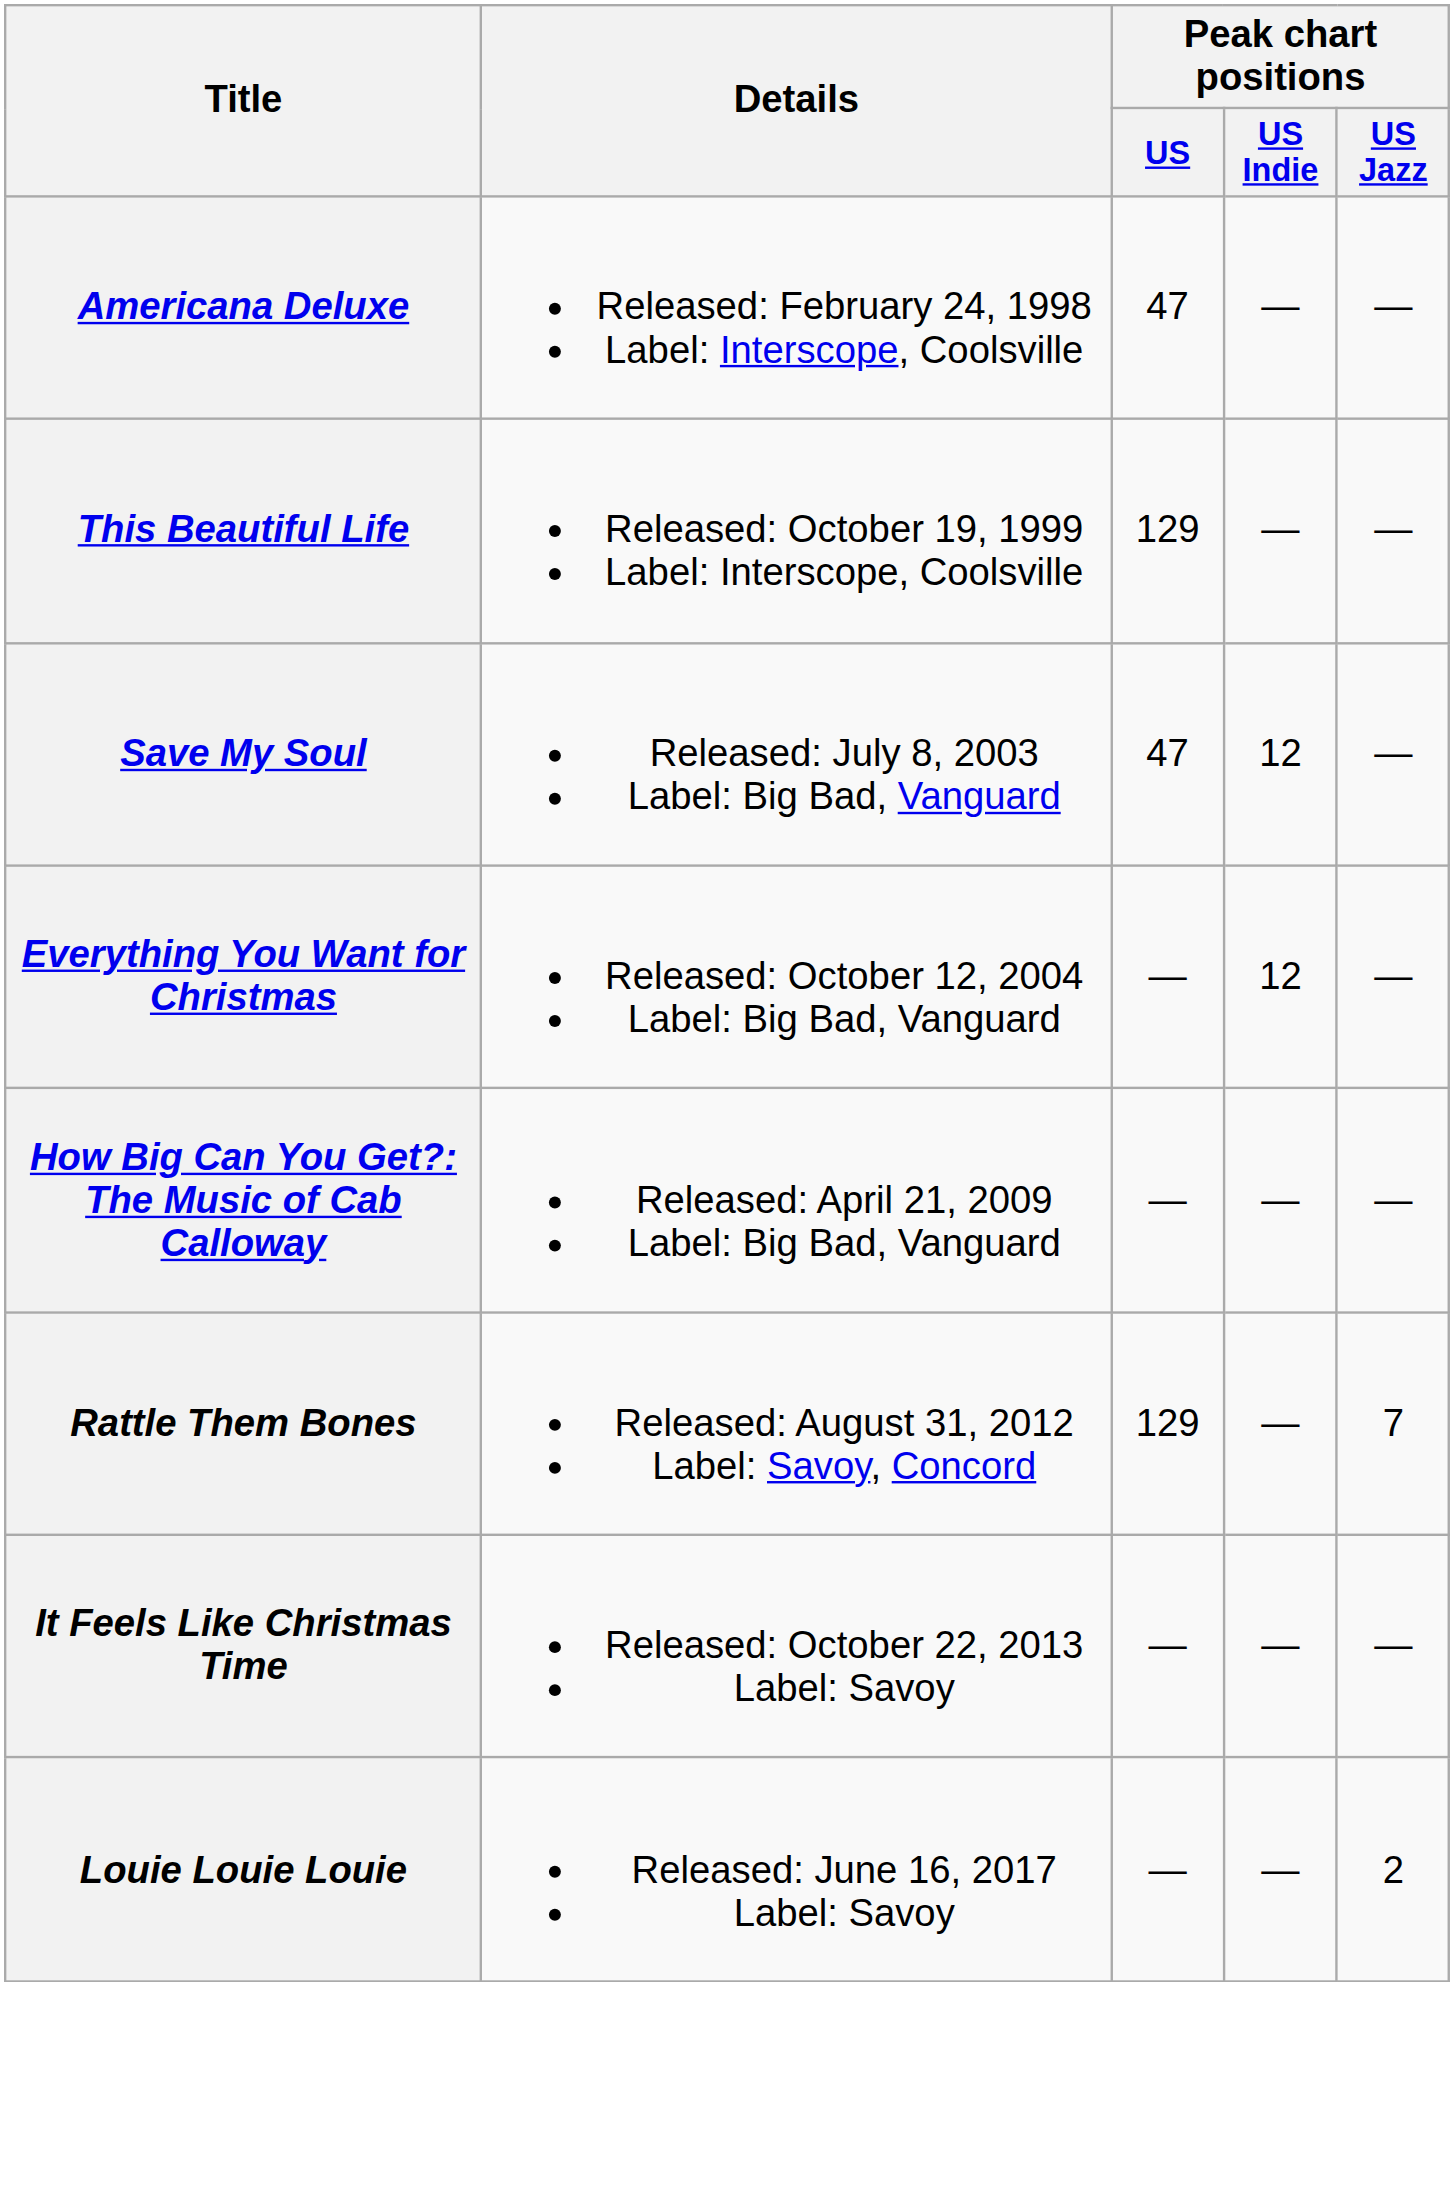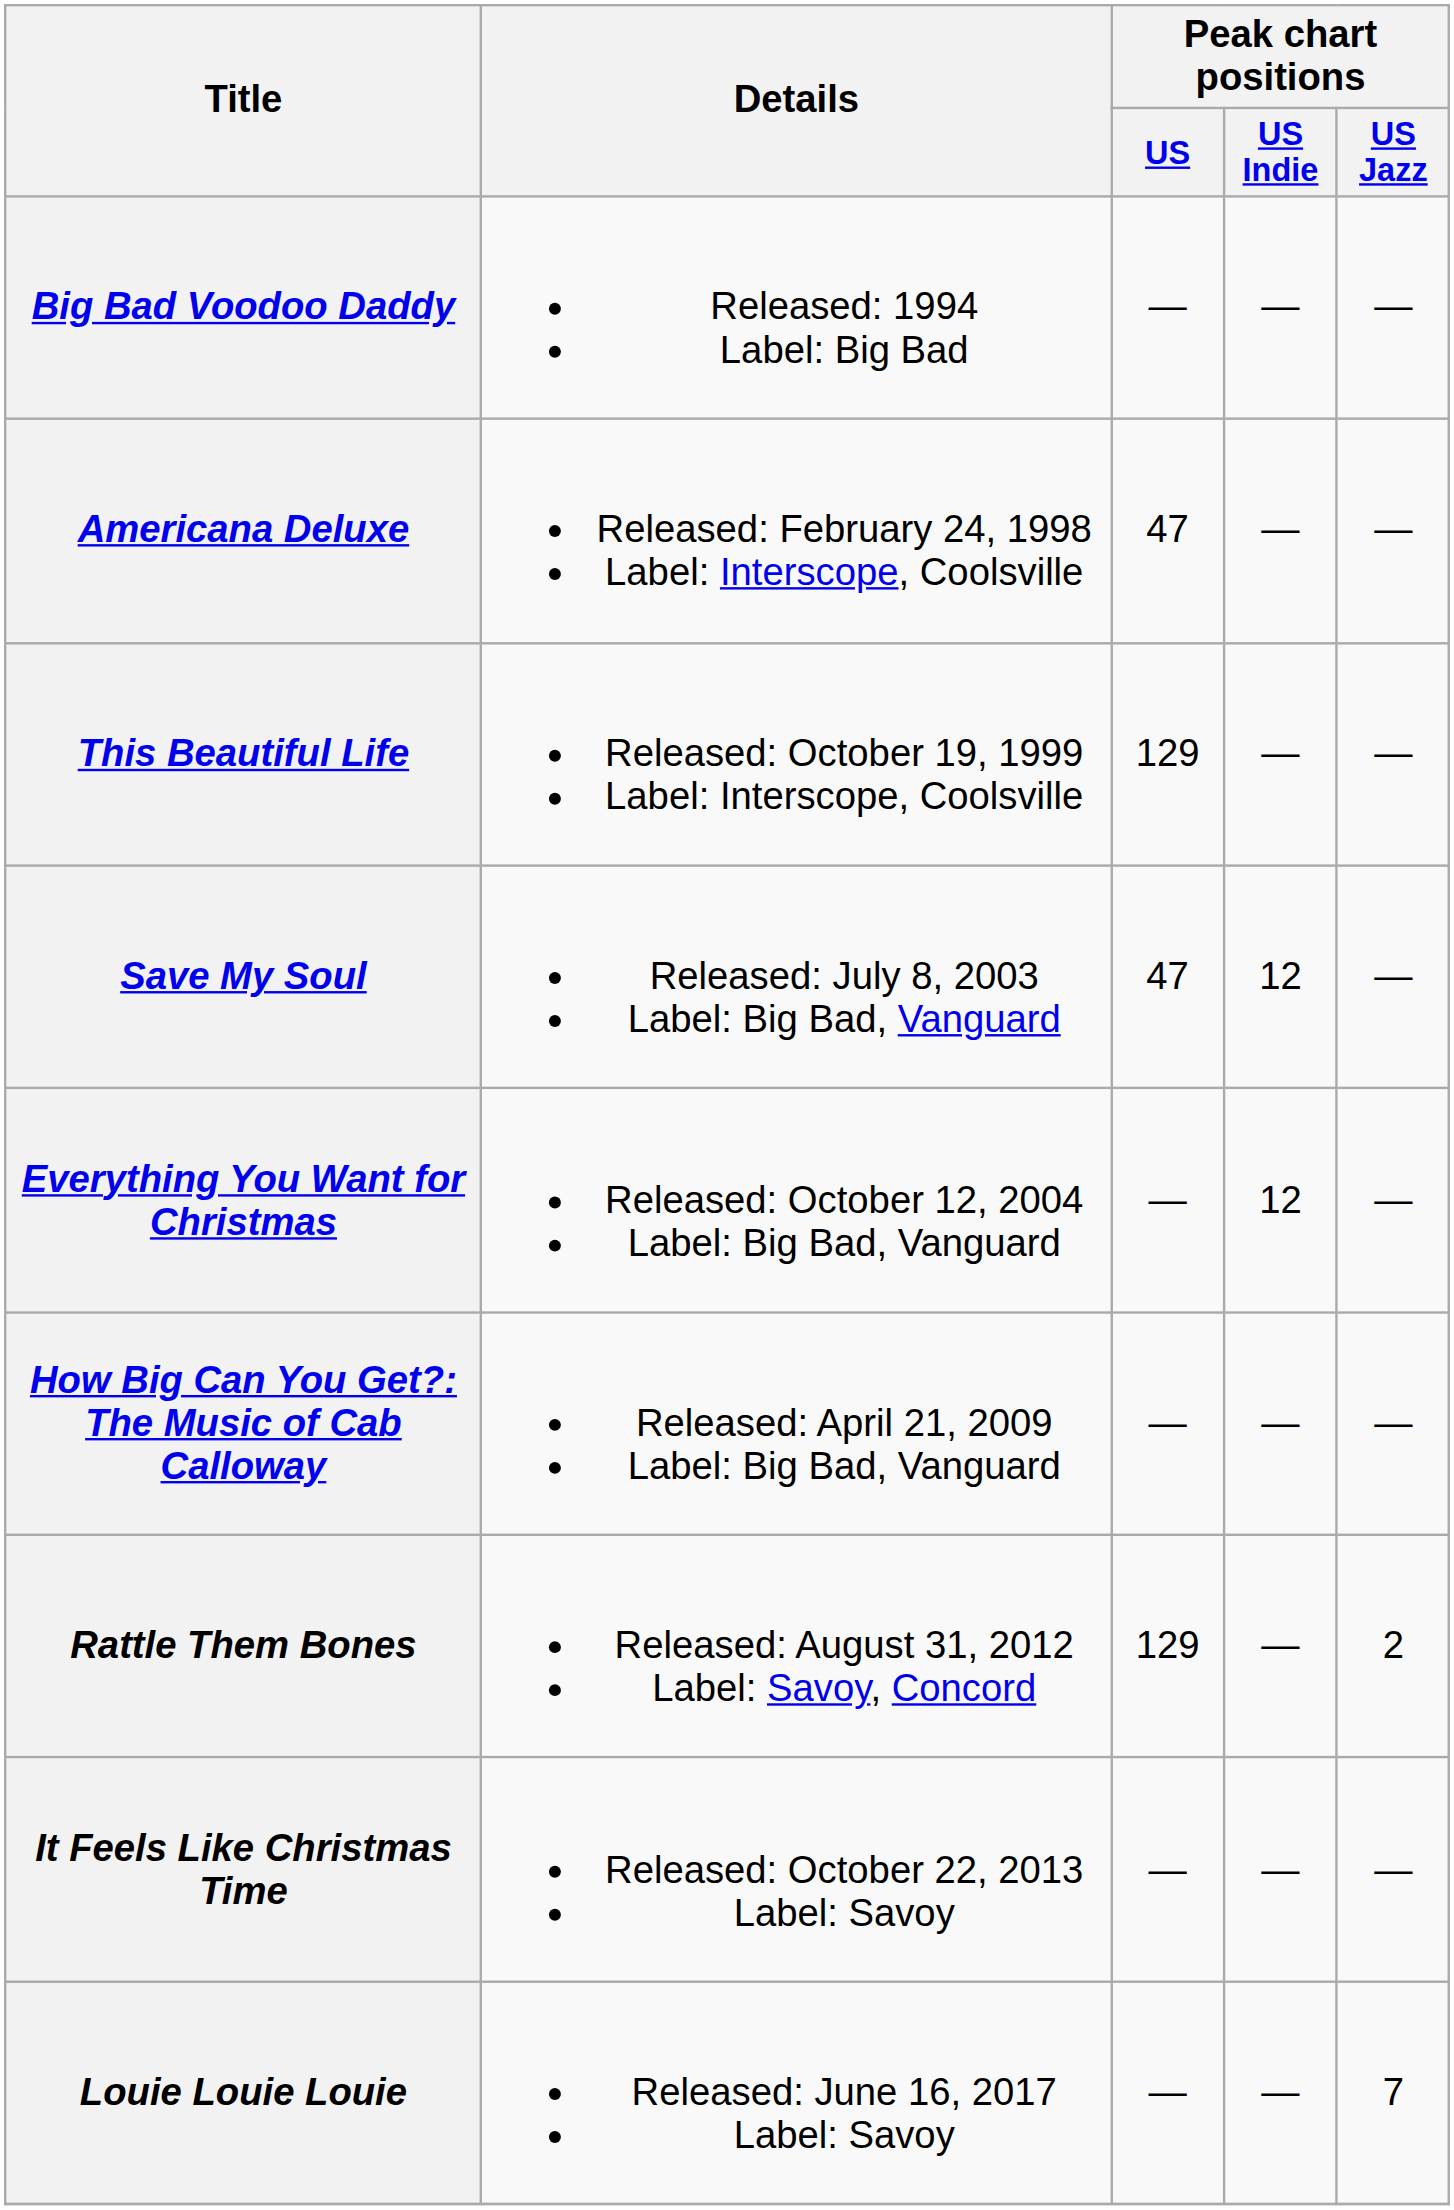+ row: (243, 306)
(1393, 1422) 7 -> (1393, 1645) 2
(1393, 1868) 2 -> (1393, 2092) 7
